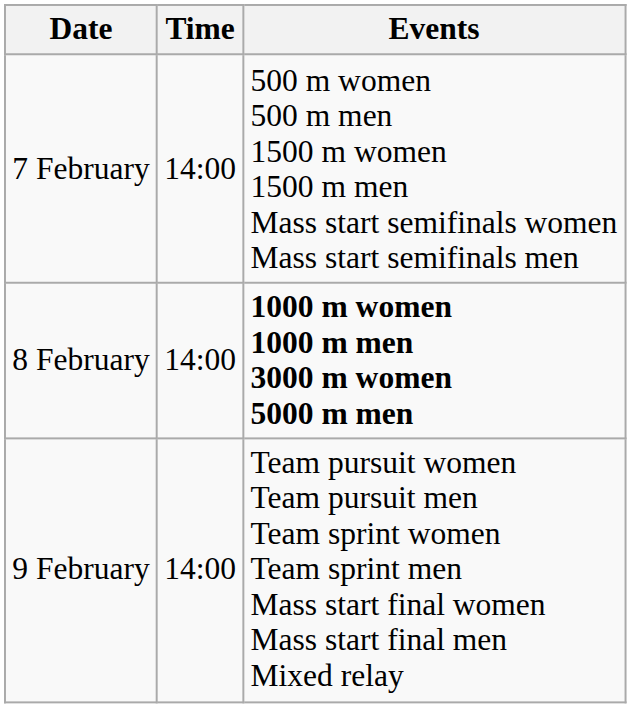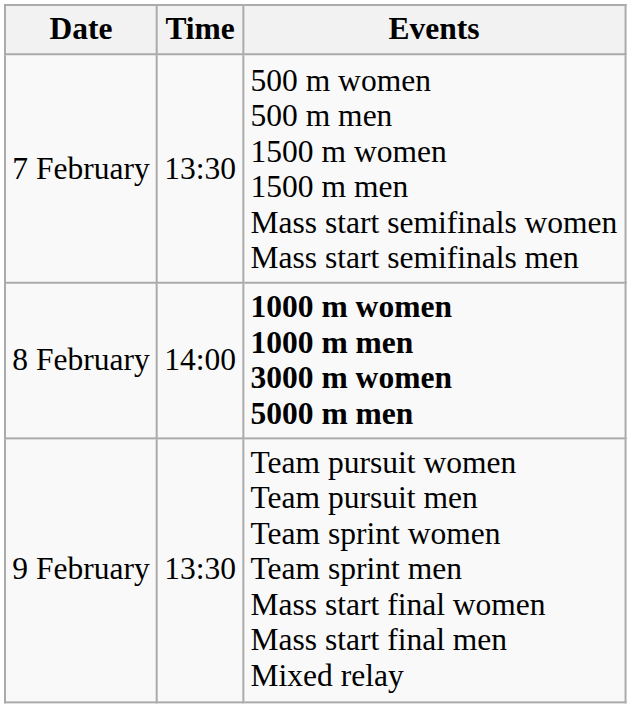(200, 168) 14:00 -> (200, 168) 13:30
(200, 569) 14:00 -> (200, 569) 13:30
